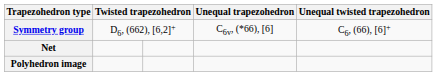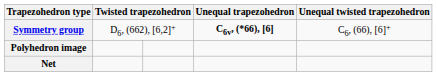(245, 30) normal -> (245, 30) bold
rows swapped: (49, 63) <-> (49, 48)
